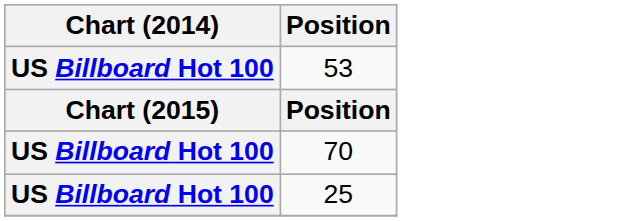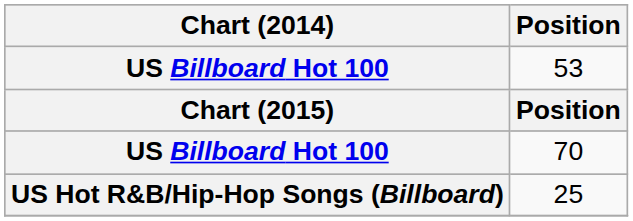(142, 194) US Billboard Hot 100 -> (257, 194) US Hot R&B/Hip-Hop Songs (Billboard)
